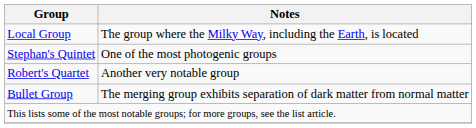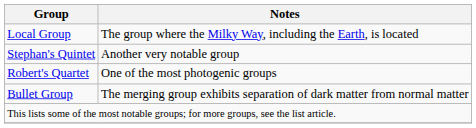(189, 53) One of the most photogenic groups -> (170, 53) Another very notable group
(170, 73) Another very notable group -> (189, 73) One of the most photogenic groups
